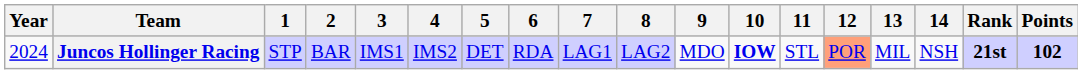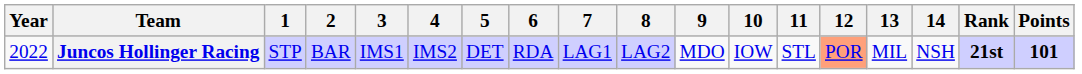(29, 51) 2024 -> (29, 51) 2022
(755, 51) bold -> (753, 51) normal
(1047, 51) 102 -> (1044, 51) 101
